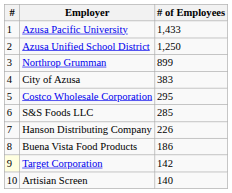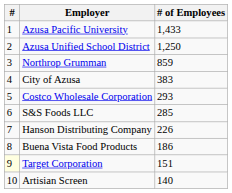(165, 63) 899 -> (165, 63) 859
(165, 96) 295 -> (165, 96) 293
(165, 163) 142 -> (165, 163) 151
